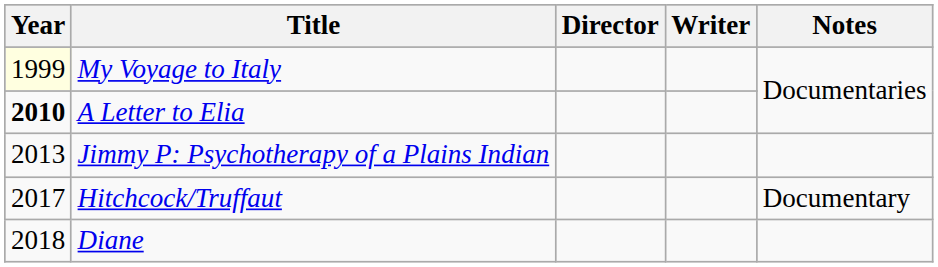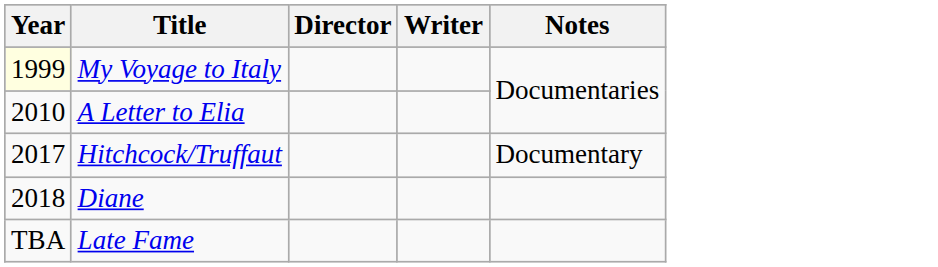(38, 111) bold -> (38, 111) normal
- row: (313, 154)
+ row: (136, 240)
